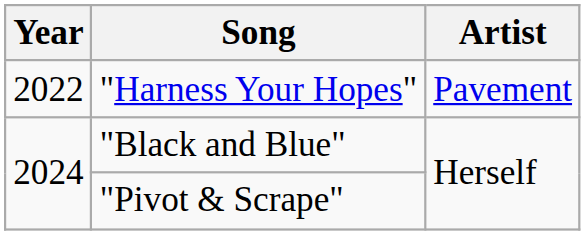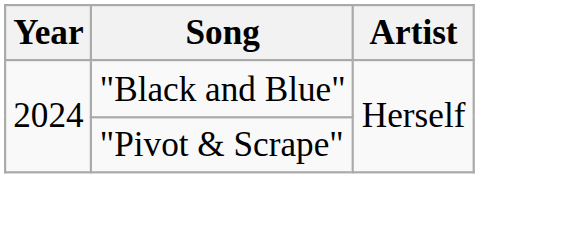- row: (258, 88)
